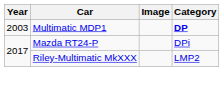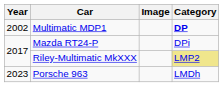(17, 27) 2003 -> (17, 27) 2002
(187, 58) no background -> (187, 58) khaki background
+ row: (60, 74)
